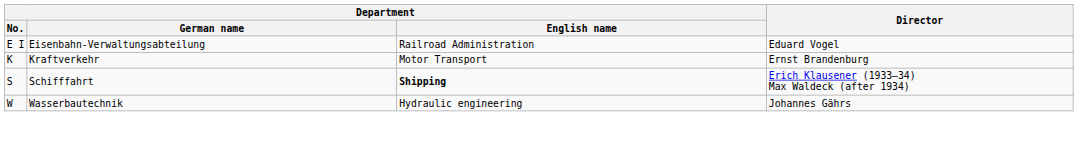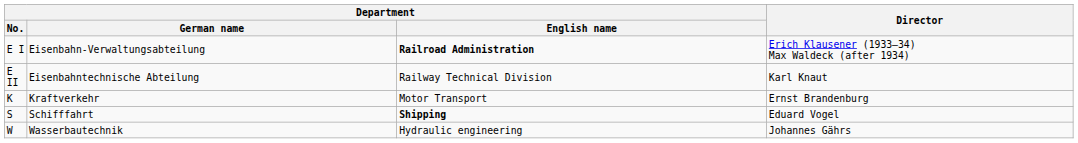(467, 44) normal -> (467, 50) bold
(804, 44) Eduard Vogel -> (842, 50) Erich Klausener (1933–34) Max Waldeck (after 1934)
+ row: (114, 77)
(842, 82) Erich Klausener (1933–34) Max Waldeck (after 1934) -> (804, 114) Eduard Vogel
